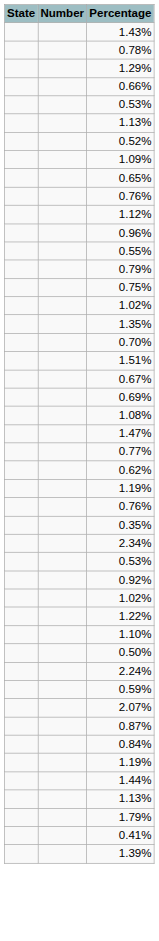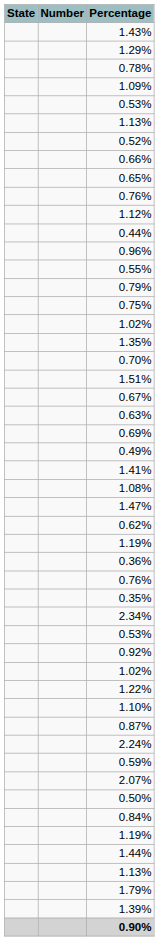rows swapped: (21, 68) <-> (21, 50)
rows swapped: (21, 160) <-> (21, 87)
+ row: (21, 233)
+ row: (21, 415)
+ row: (21, 452)
+ row: (21, 470)
- row: (21, 452)
+ row: (21, 562)
rows swapped: (21, 653) <-> (21, 726)
- row: (21, 836)
+ row: (21, 927)
